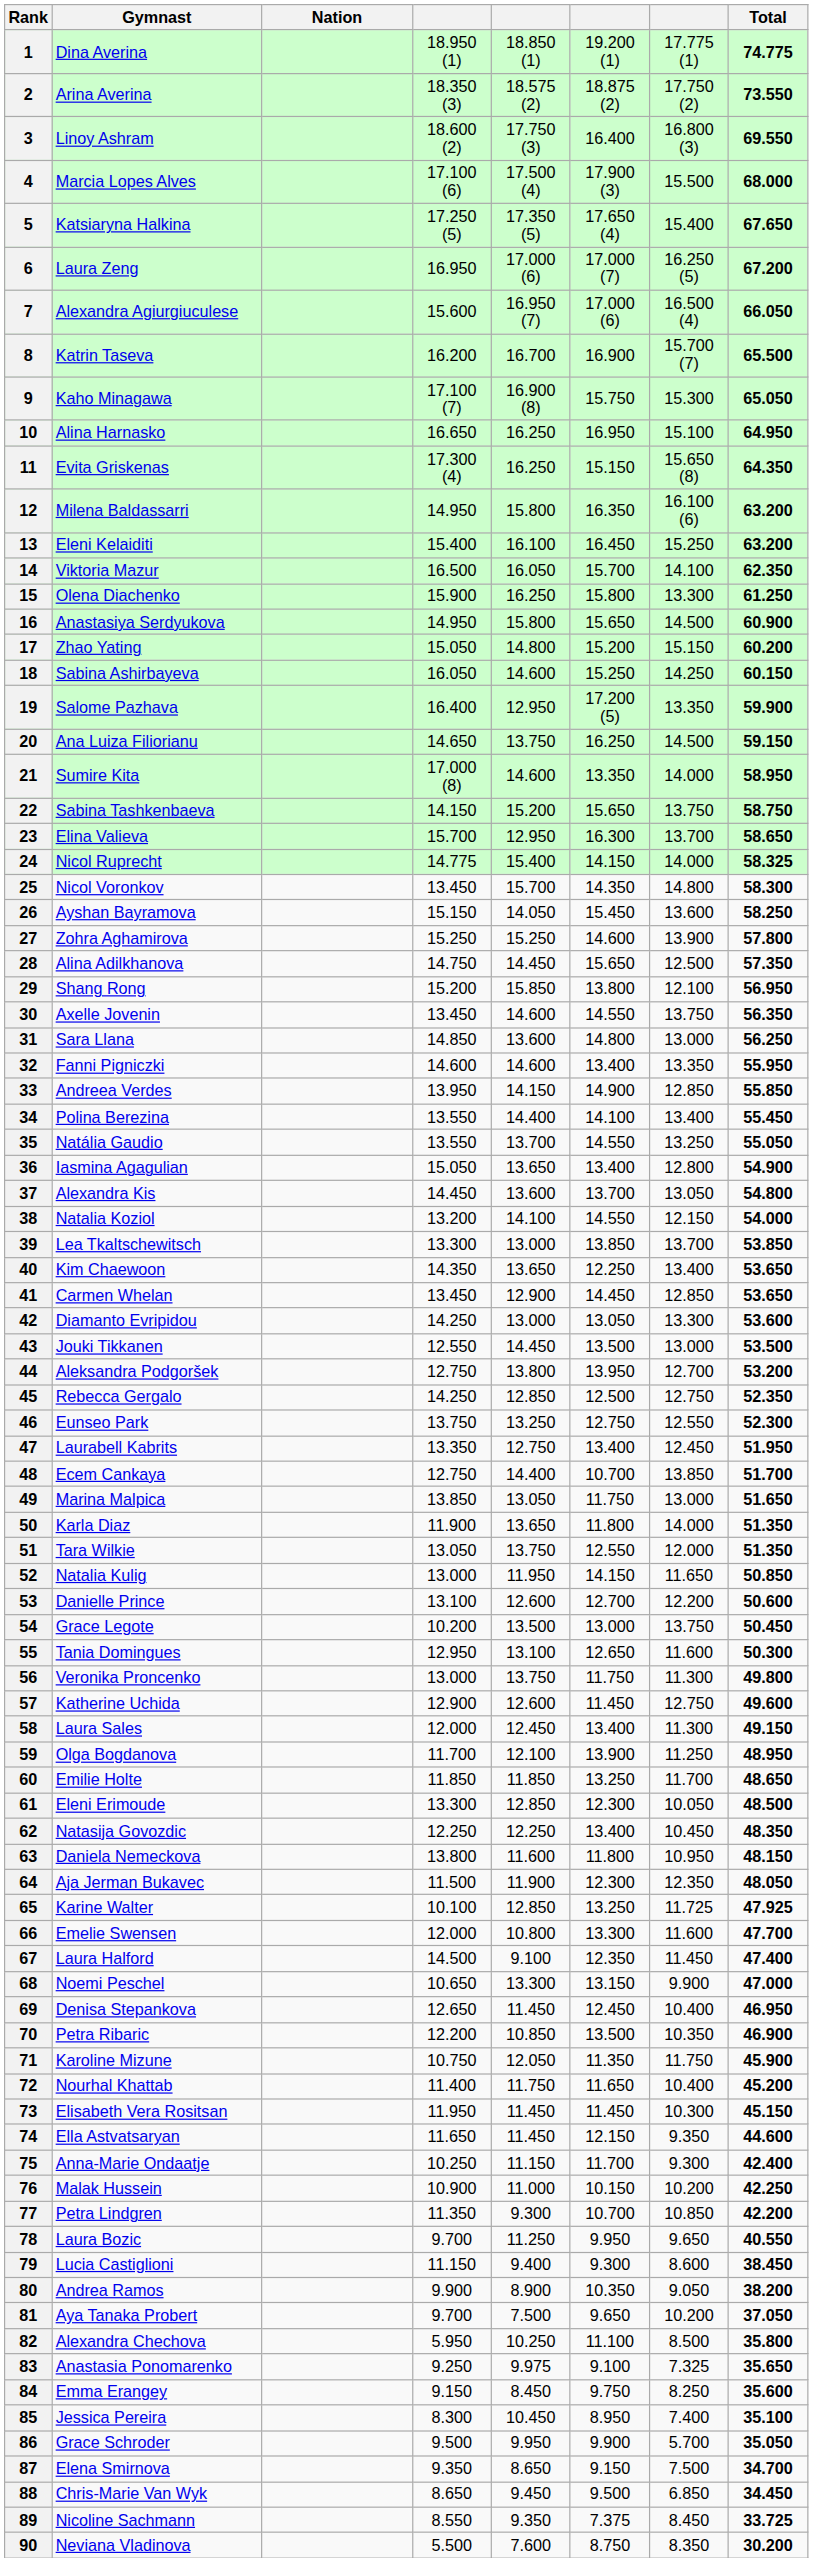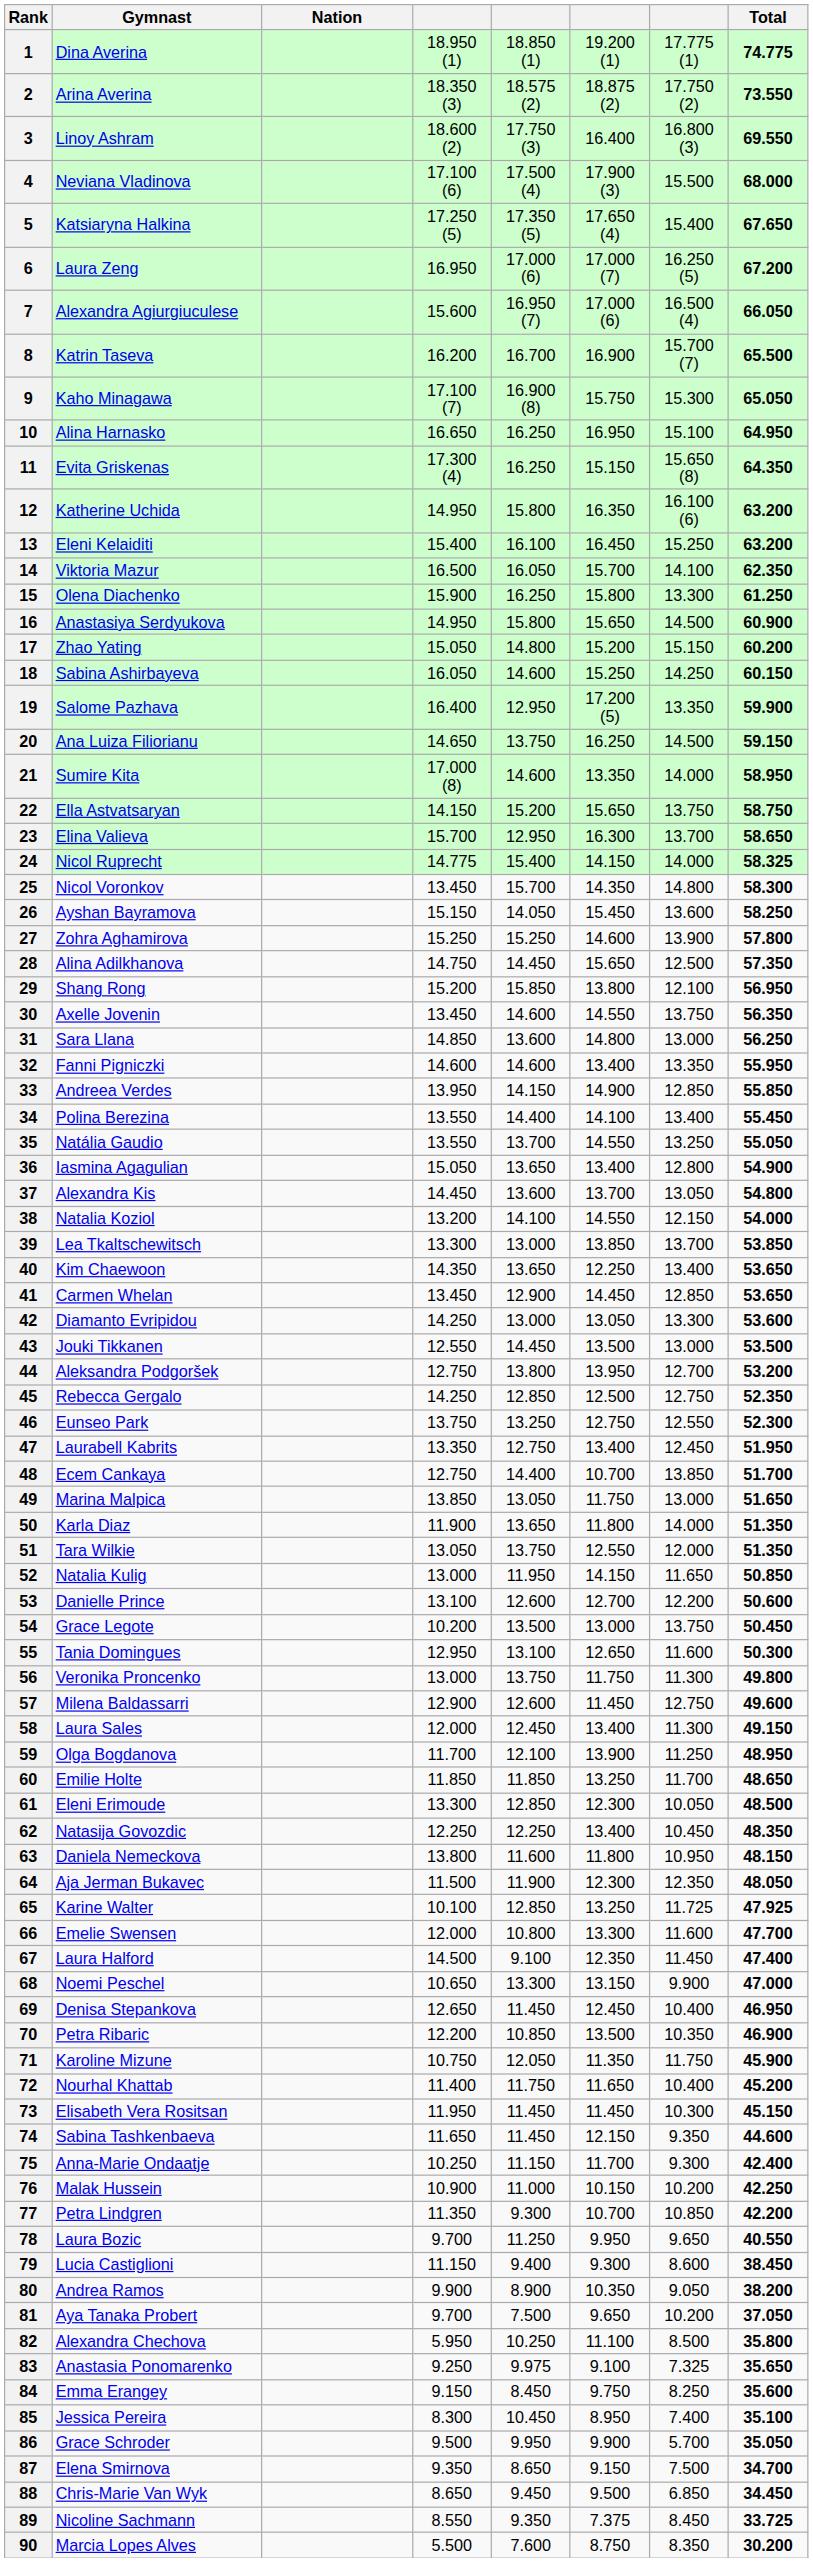(126, 181) Marcia Lopes Alves -> (123, 181) Neviana Vladinova
(122, 510) Milena Baldassarri -> (118, 510) Katherine Uchida
(135, 810) Sabina Tashkenbaeva -> (118, 810) Ella Astvatsaryan
(118, 1703) Katherine Uchida -> (122, 1703) Milena Baldassarri
(118, 2137) Ella Astvatsaryan -> (135, 2137) Sabina Tashkenbaeva
(123, 2545) Neviana Vladinova -> (126, 2545) Marcia Lopes Alves
